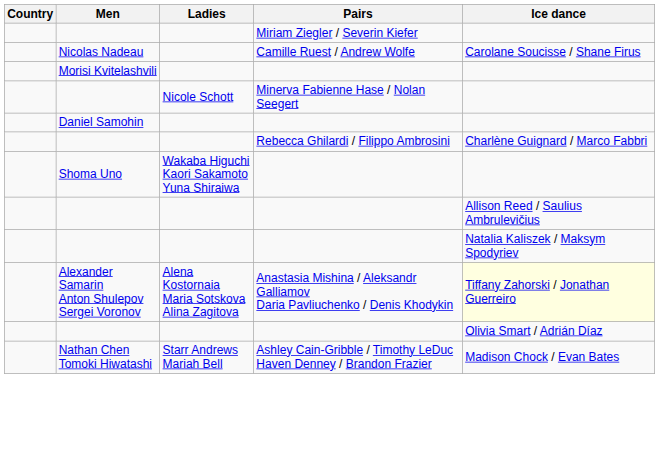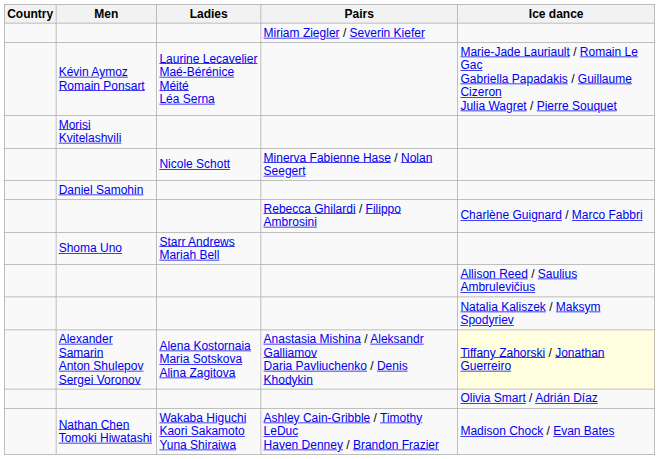- row: (101, 52)
+ row: (102, 79)
(206, 174) Wakaba Higuchi Kaori Sakamoto Yuna Shiraiwa -> (197, 248) Starr Andrews Mariah Bell
(200, 357) Starr Andrews Mariah Bell -> (203, 431) Wakaba Higuchi Kaori Sakamoto Yuna Shiraiwa
